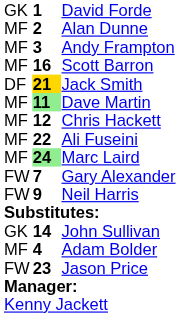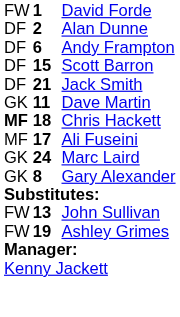(16, 10) GK -> (17, 10) FW
(16, 29) MF -> (15, 29) DF
(16, 47) MF -> (15, 47) DF
(37, 47) 3 -> (37, 47) 6
(16, 65) MF -> (15, 65) DF
(42, 65) 16 -> (42, 65) 15
(42, 84) gold background -> (42, 84) no background
(16, 102) MF -> (16, 102) GK
(42, 102) lightgreen background -> (42, 102) no background
(16, 121) normal -> (16, 121) bold
(42, 121) 12 -> (42, 121) 18
(42, 139) 22 -> (42, 139) 17
(16, 157) MF -> (16, 157) GK
(42, 157) lightgreen background -> (42, 157) no background
(17, 176) FW -> (16, 176) GK
(37, 176) 7 -> (37, 176) 8
- row: (100, 194)
(16, 231) GK -> (17, 213) FW
(42, 231) 14 -> (42, 213) 13
- row: (109, 249)
+ row: (115, 231)
- row: (105, 268)
